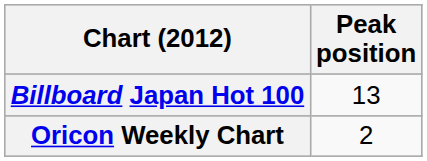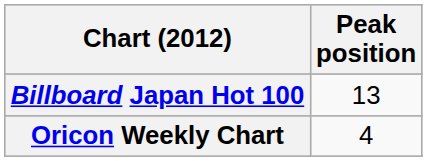(366, 135) 2 -> (366, 135) 4
